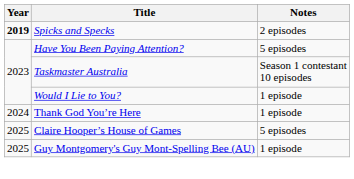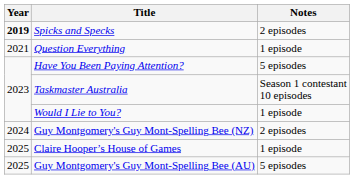+ row: (80, 48)
+ row: (144, 130)
- row: (87, 113)
(283, 130) 5 episodes -> (281, 148) 1 episode
(281, 148) 1 episode -> (283, 165) 5 episodes
